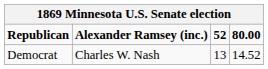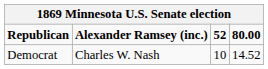(220, 54) 13 -> (220, 54) 10
